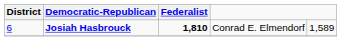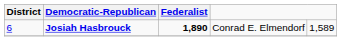(195, 28) 1,810 -> (195, 28) 1,890
